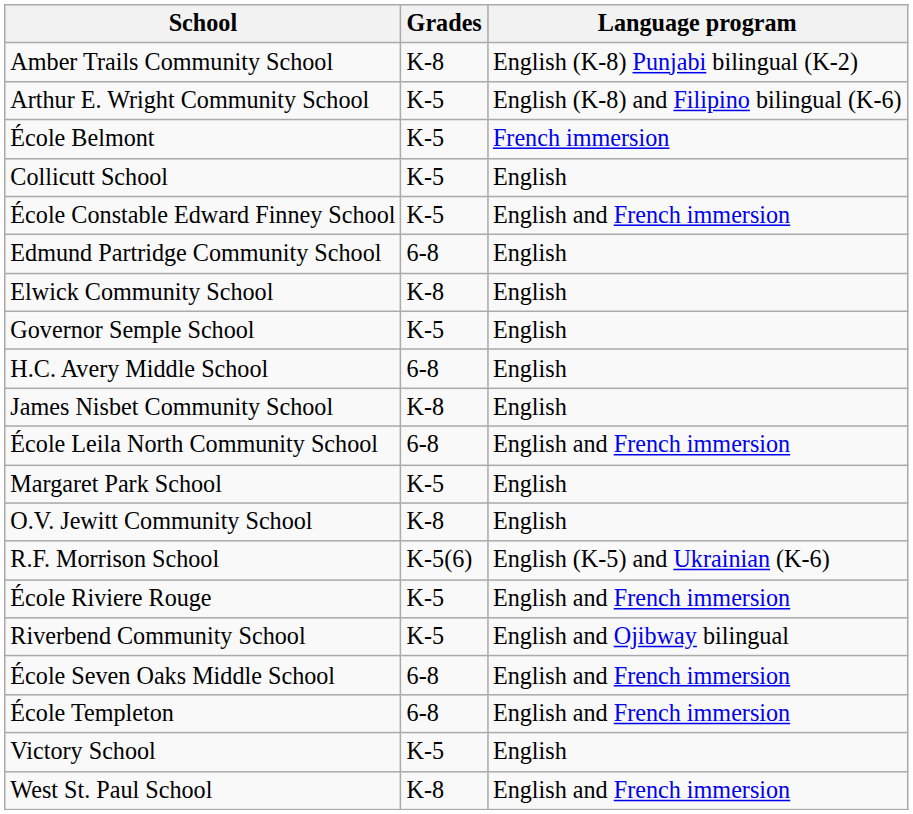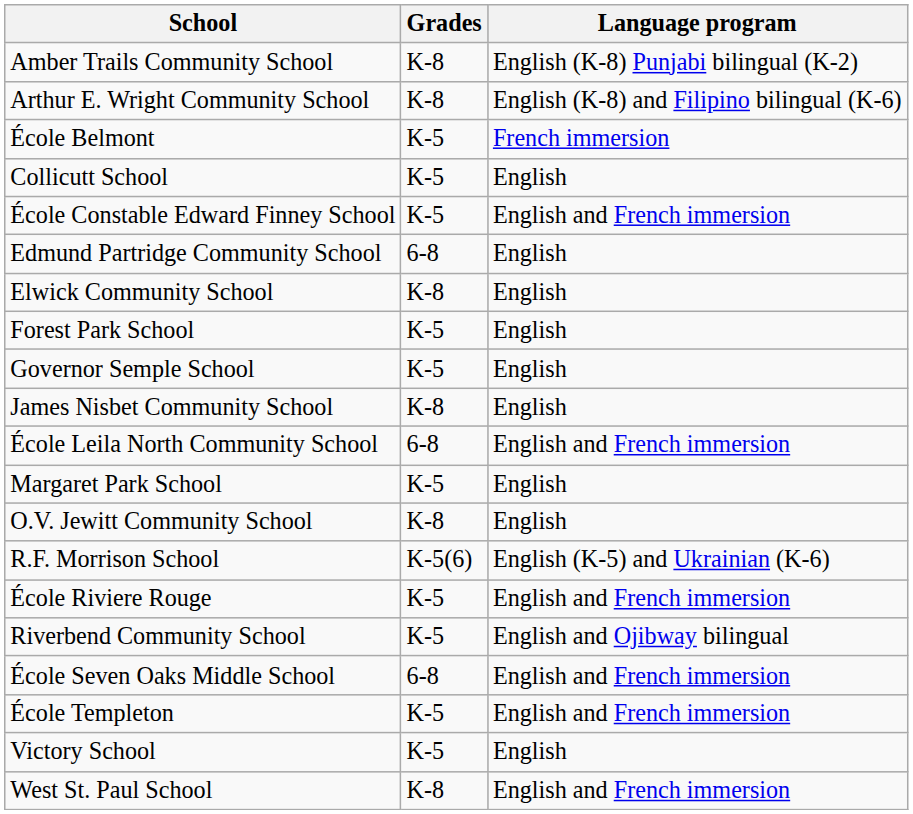(425, 100) K-5 -> (425, 100) K-8
+ row: (102, 330)
- row: (139, 368)
(423, 713) 6-8 -> (425, 713) K-5
